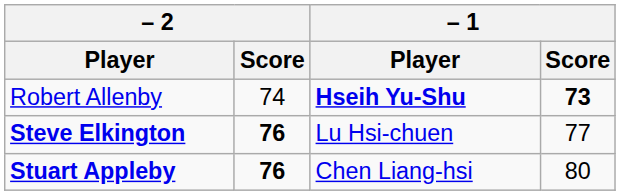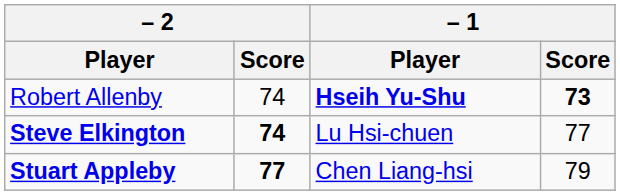(272, 134) 76 -> (272, 134) 74
(272, 171) 76 -> (272, 171) 77
(578, 171) 80 -> (578, 171) 79
